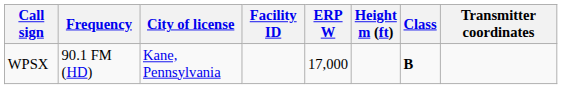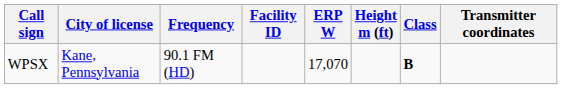columns swapped: (99, 24) <-> (191, 24)
(328, 63) 17,000 -> (328, 63) 17,070
